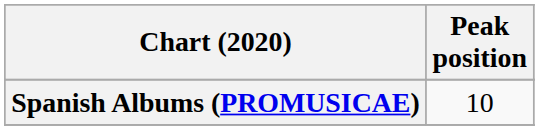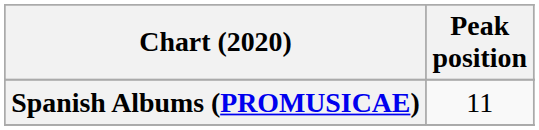(480, 102) 10 -> (480, 102) 11
